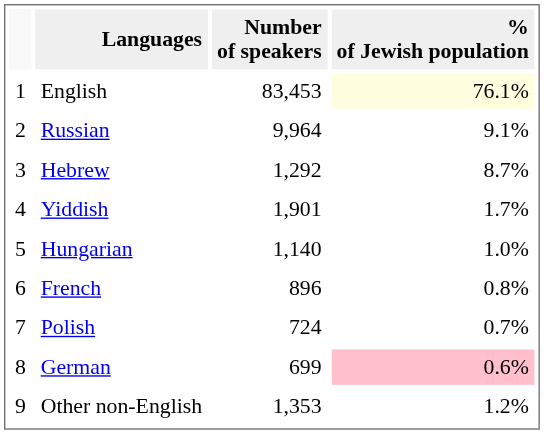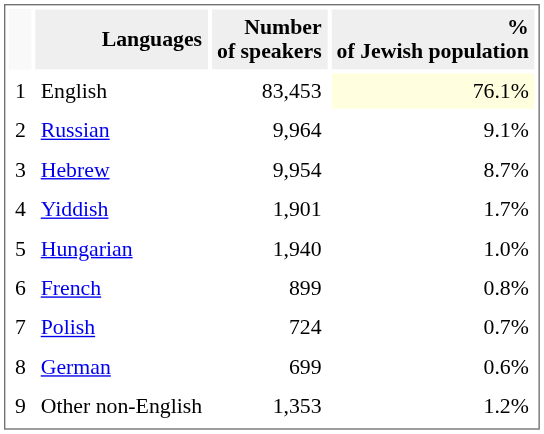(297, 169) 1,292 -> (297, 169) 9,954
(297, 248) 1,140 -> (297, 248) 1,940
(305, 288) 896 -> (305, 288) 899
(506, 366) pink background -> (506, 366) no background
